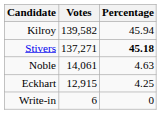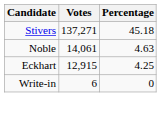- row: (42, 30)
(142, 48) bold -> (142, 30) normal
